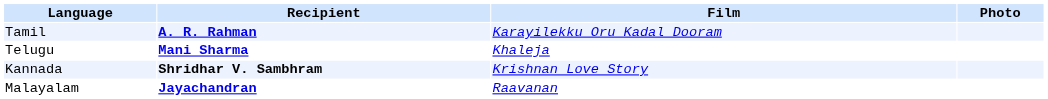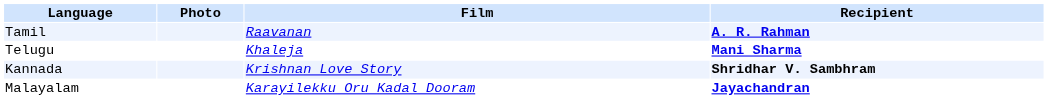columns swapped: (324, 13) <-> (1000, 13)
(607, 32) Karayilekku Oru Kadal Dooram -> (279, 32) Raavanan
(525, 89) Raavanan -> (361, 89) Karayilekku Oru Kadal Dooram
